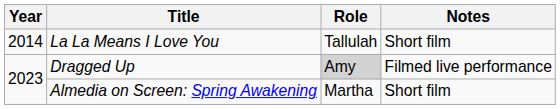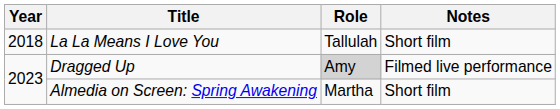(26, 41) 2014 -> (26, 41) 2018
